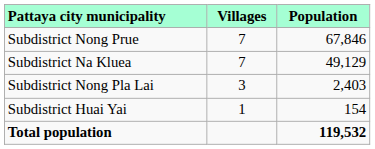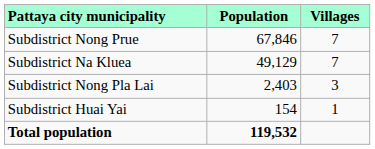columns swapped: (323, 16) <-> (242, 16)
